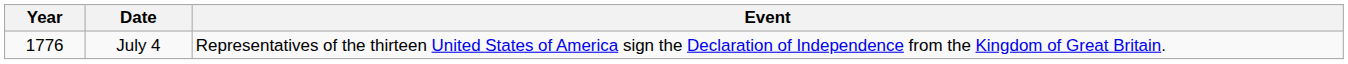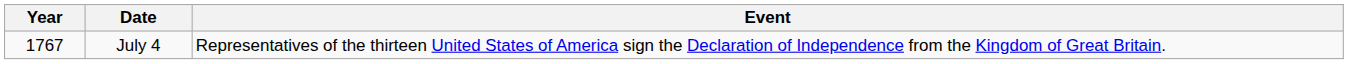(45, 44) 1776 -> (45, 44) 1767
